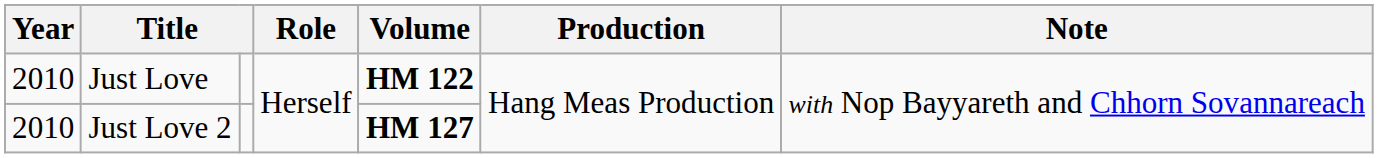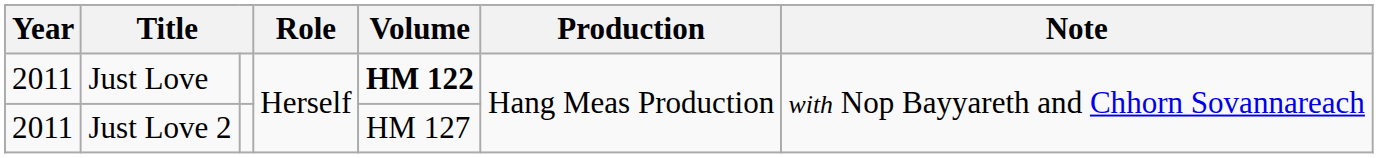(43, 78) 2010 -> (43, 78) 2011
(43, 127) 2010 -> (43, 127) 2011
(420, 127) bold -> (418, 127) normal
